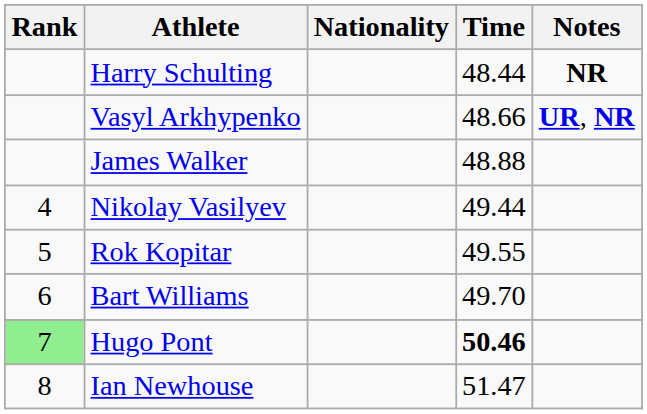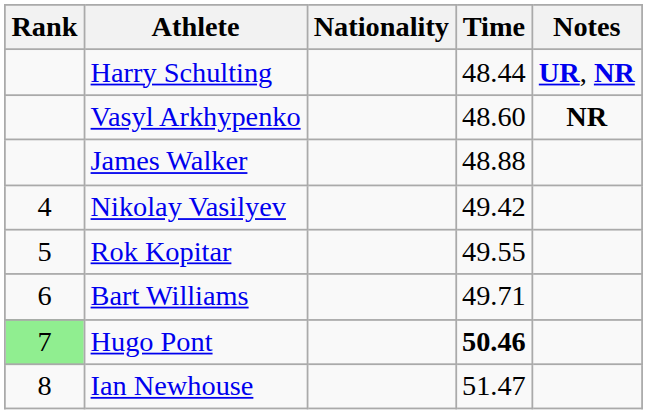(587, 71) NR -> (587, 71) UR, NR
(494, 116) 48.66 -> (494, 116) 48.60
(587, 116) UR, NR -> (587, 116) NR
(494, 206) 49.44 -> (494, 206) 49.42
(494, 296) 49.70 -> (494, 296) 49.71
